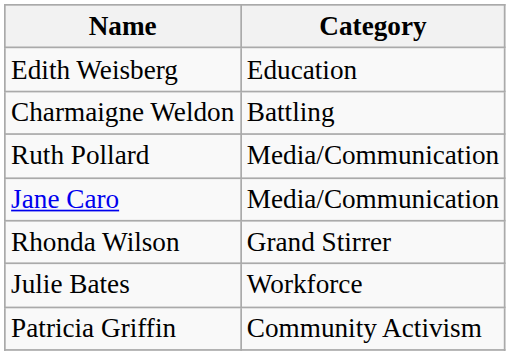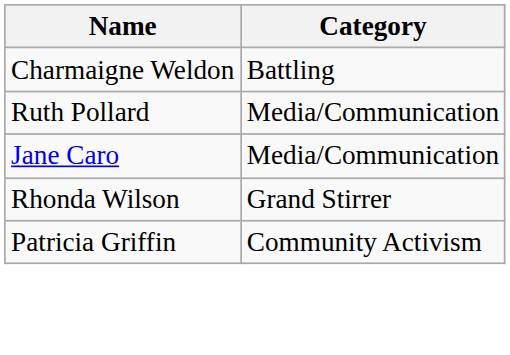- row: (95, 69)
- row: (70, 284)
